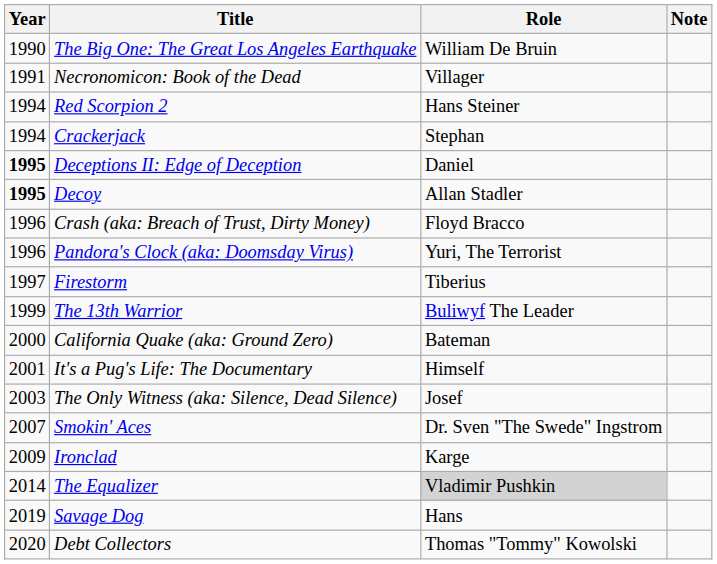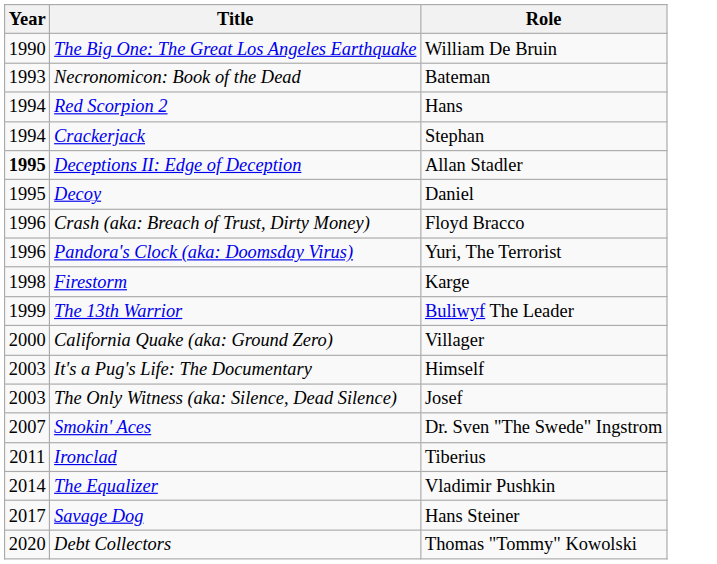- column: (689, 19)
(27, 77) 1991 -> (27, 77) 1993
(455, 77) Villager -> (458, 77) Bateman
(472, 106) Hans Steiner -> (444, 106) Hans
(449, 164) Daniel -> (474, 164) Allan Stadler
(27, 194) bold -> (27, 194) normal
(474, 194) Allan Stadler -> (449, 194) Daniel
(27, 281) 1997 -> (27, 281) 1998
(455, 281) Tiberius -> (447, 281) Karge
(458, 340) Bateman -> (455, 340) Villager
(27, 369) 2001 -> (27, 369) 2003
(27, 456) 2009 -> (27, 456) 2011
(447, 456) Karge -> (455, 456) Tiberius
(490, 485) lightgrey background -> (490, 485) no background
(27, 515) 2019 -> (27, 515) 2017
(444, 515) Hans -> (472, 515) Hans Steiner
